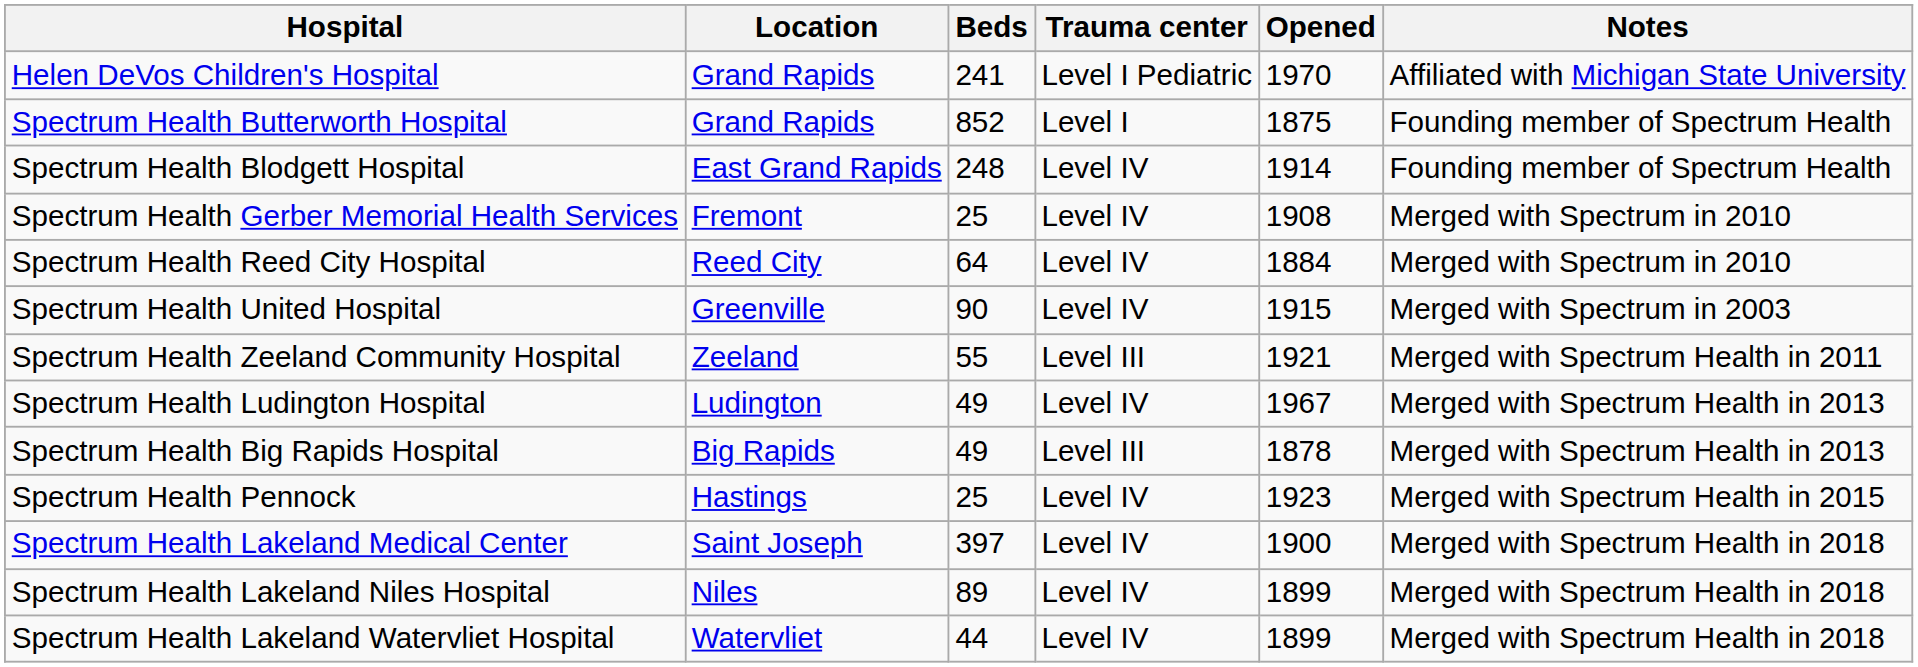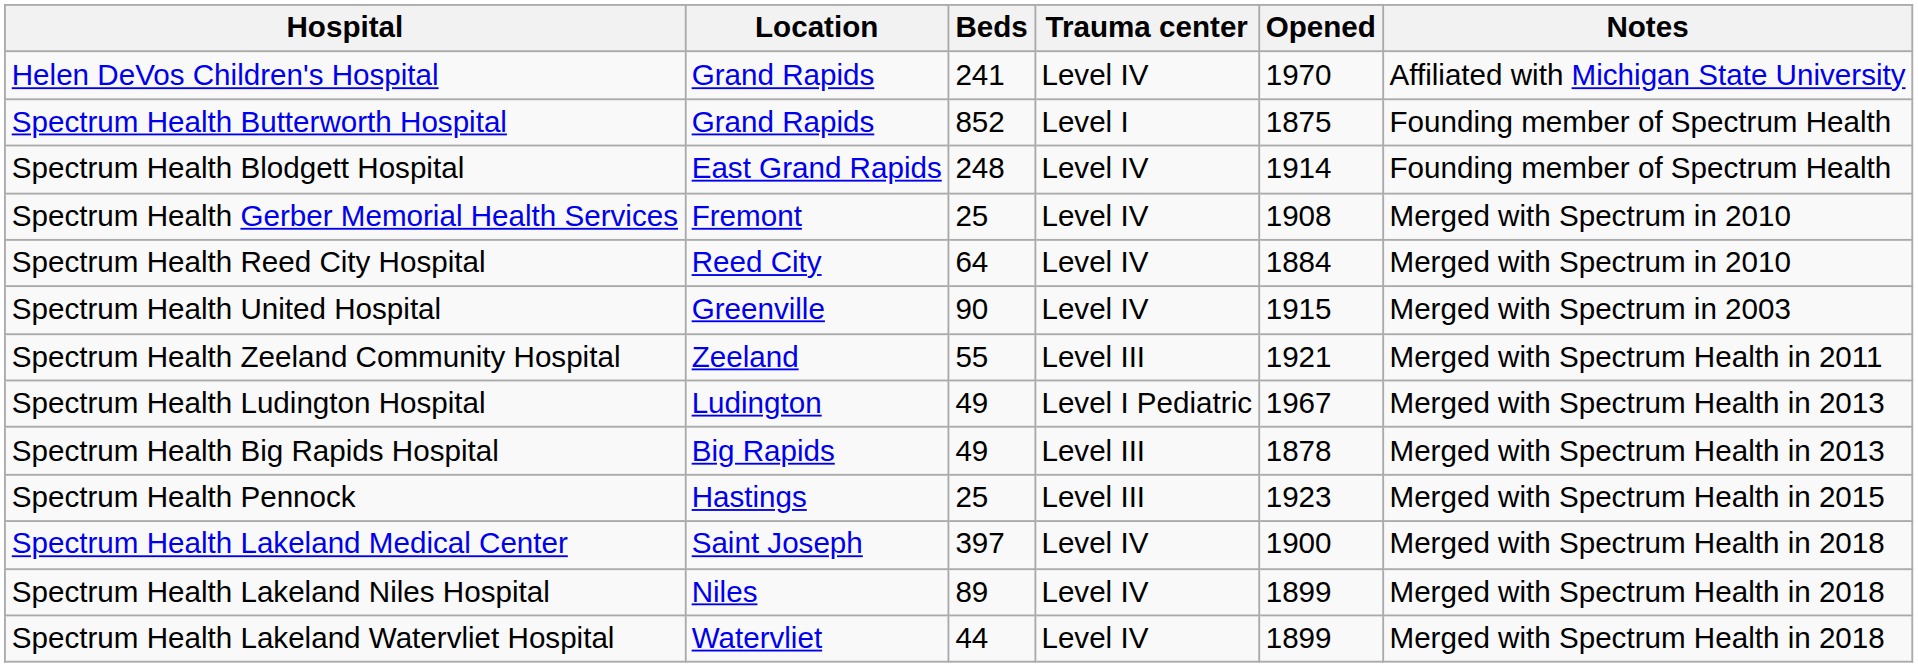(1147, 74) Level I Pediatric -> (1095, 74) Level IV
(1095, 403) Level IV -> (1147, 403) Level I Pediatric
(1095, 497) Level IV -> (1093, 497) Level III
